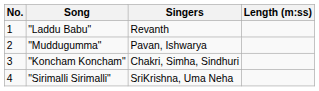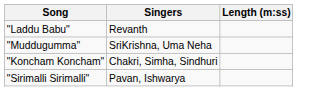- column: (15, 13)
(169, 45) Pavan, Ishwarya -> (160, 45) SriKrishna, Uma Neha
(182, 78) SriKrishna, Uma Neha -> (147, 78) Pavan, Ishwarya
